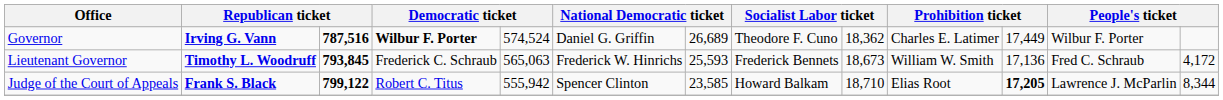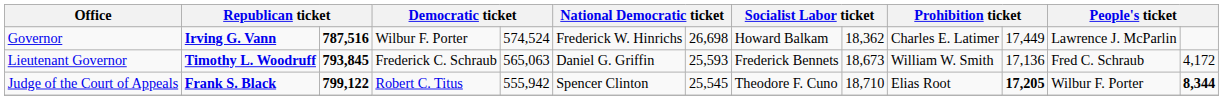(426, 38) bold -> (421, 38) normal
(605, 38) Daniel G. Griffin -> (619, 38) Frederick W. Hinrichs
(708, 38) 26,689 -> (708, 38) 26,698
(786, 38) Theodore F. Cuno -> (781, 38) Howard Balkam
(1097, 38) Wilbur F. Porter -> (1114, 38) Lawrence J. McParlin
(619, 60) Frederick W. Hinrichs -> (605, 60) Daniel G. Griffin
(708, 83) 23,585 -> (708, 83) 25,545
(781, 83) Howard Balkam -> (786, 83) Theodore F. Cuno
(1114, 83) Lawrence J. McParlin -> (1097, 83) Wilbur F. Porter
(1199, 83) normal -> (1199, 83) bold
